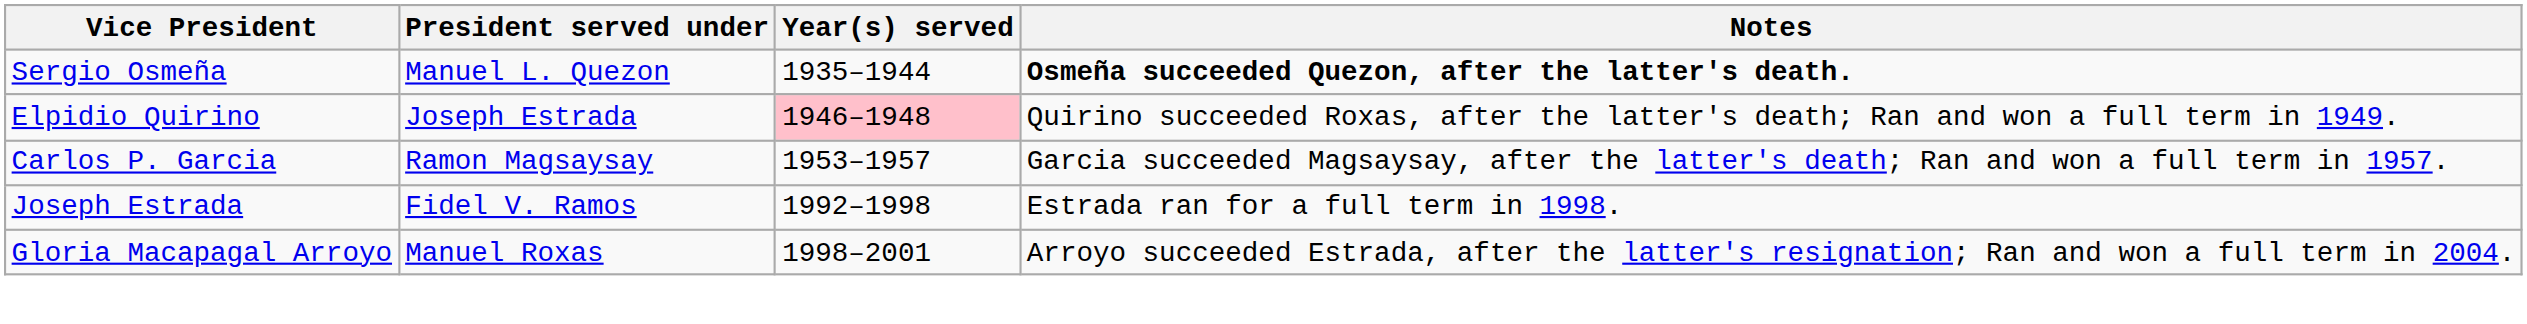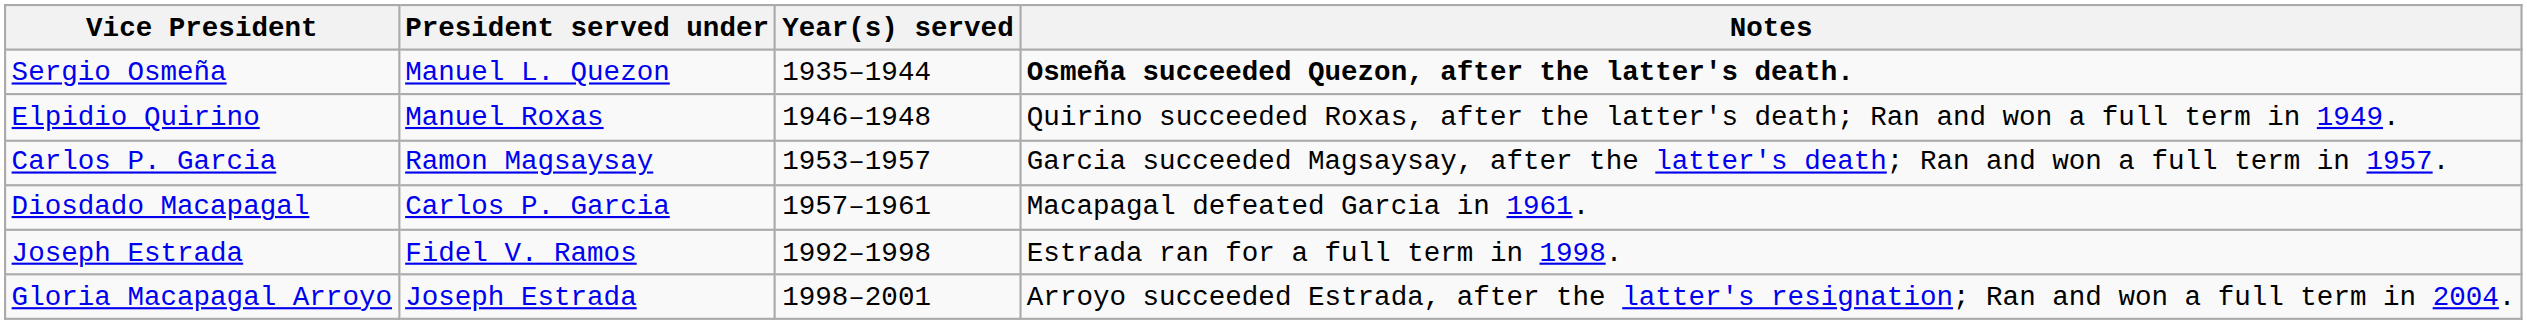(521, 117) Joseph Estrada -> (504, 117) Manuel Roxas
(857, 117) pink background -> (857, 117) no background
+ row: (160, 207)
(504, 252) Manuel Roxas -> (521, 297) Joseph Estrada
